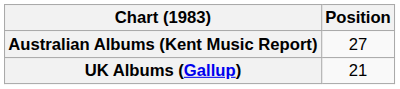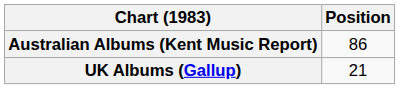(358, 44) 27 -> (358, 44) 86
